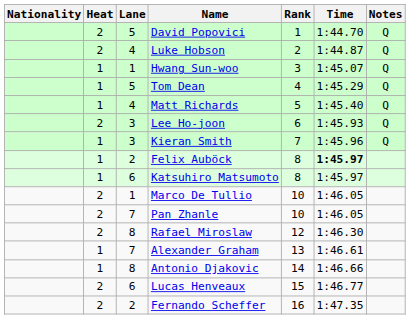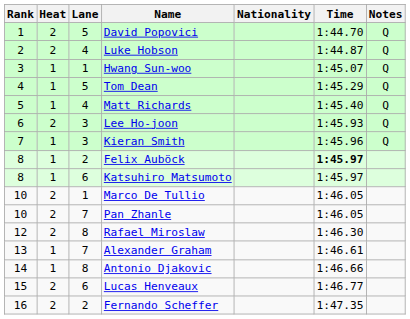columns swapped: (298, 14) <-> (44, 14)
